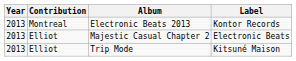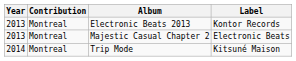(43, 37) Elliot -> (48, 37) Montreal
(16, 50) 2013 -> (16, 50) 2014
(43, 50) Elliot -> (48, 50) Montreal
